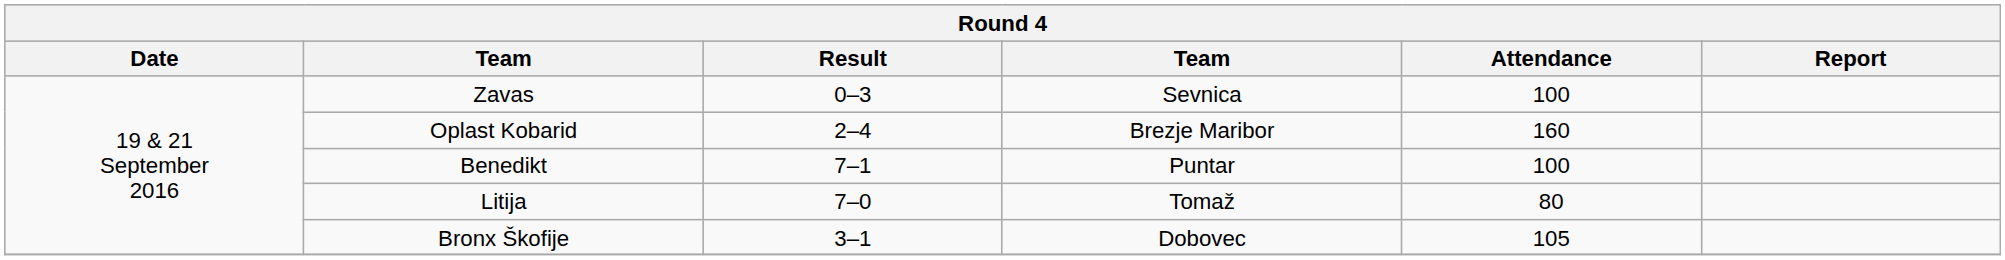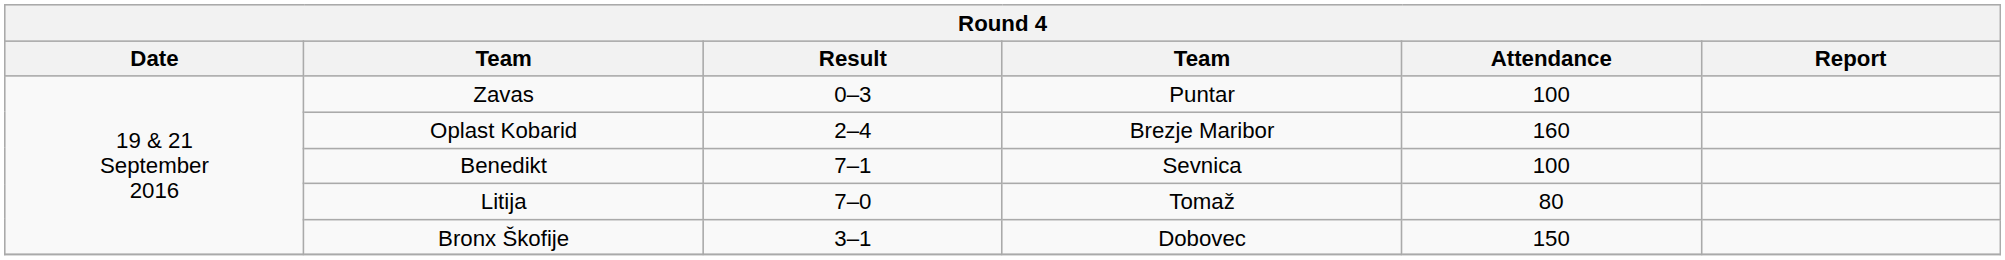(1202, 94) Sevnica -> (1202, 94) Puntar
(1202, 166) Puntar -> (1202, 166) Sevnica
(1551, 237) 105 -> (1551, 237) 150
